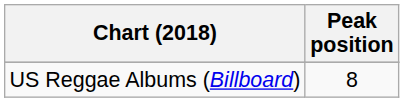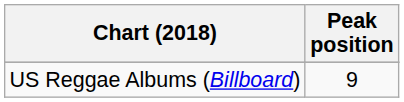(352, 79) 8 -> (352, 79) 9
